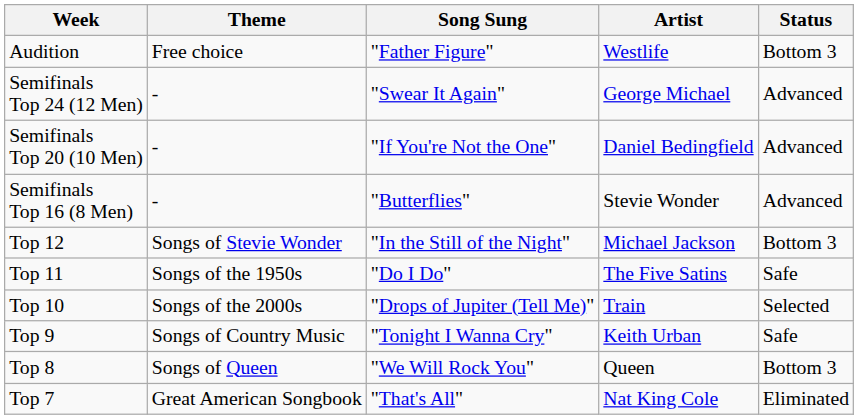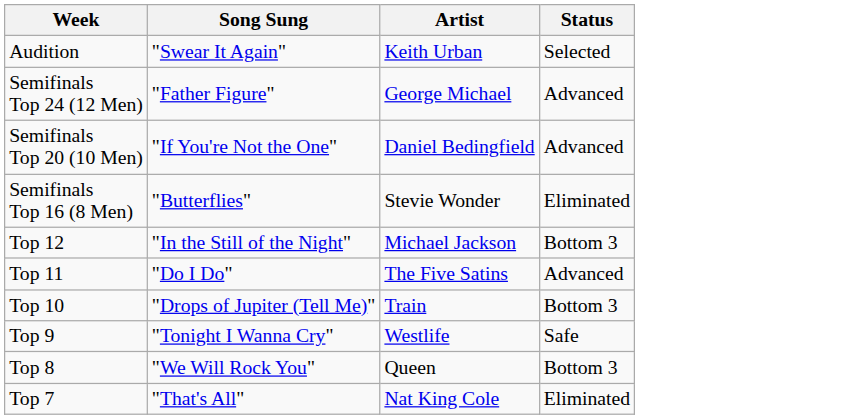- column: (257, 20)
(432, 51) "Father Figure" -> (219, 51) "Swear It Again"
(636, 51) Westlife -> (433, 51) Keith Urban
(800, 51) Bottom 3 -> (577, 51) Selected
(438, 93) "Swear It Again" -> (213, 93) "Father Figure"
(803, 200) Advanced -> (587, 200) Eliminated
(780, 273) Safe -> (584, 273) Advanced
(796, 305) Selected -> (581, 305) Bottom 3
(652, 336) Keith Urban -> (417, 336) Westlife
